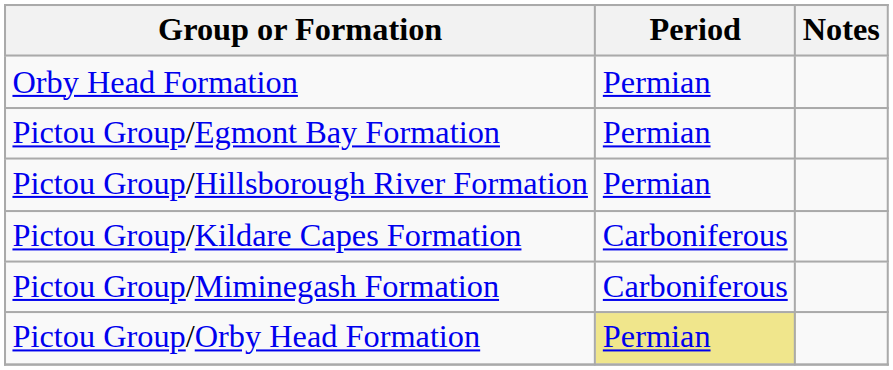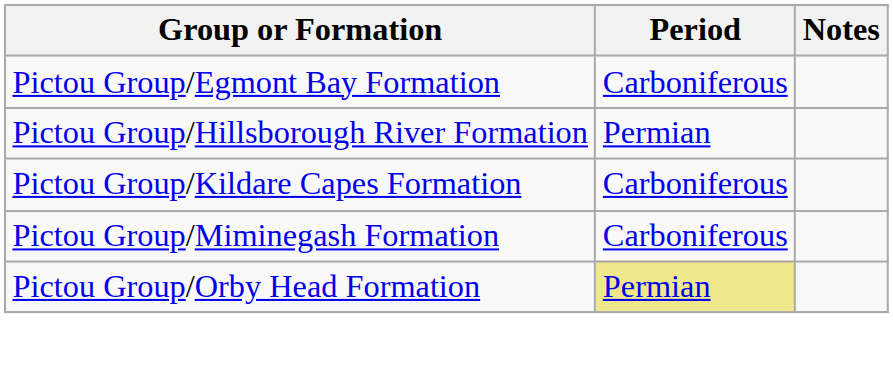- row: (155, 81)
(657, 132) Permian -> (695, 81) Carboniferous
